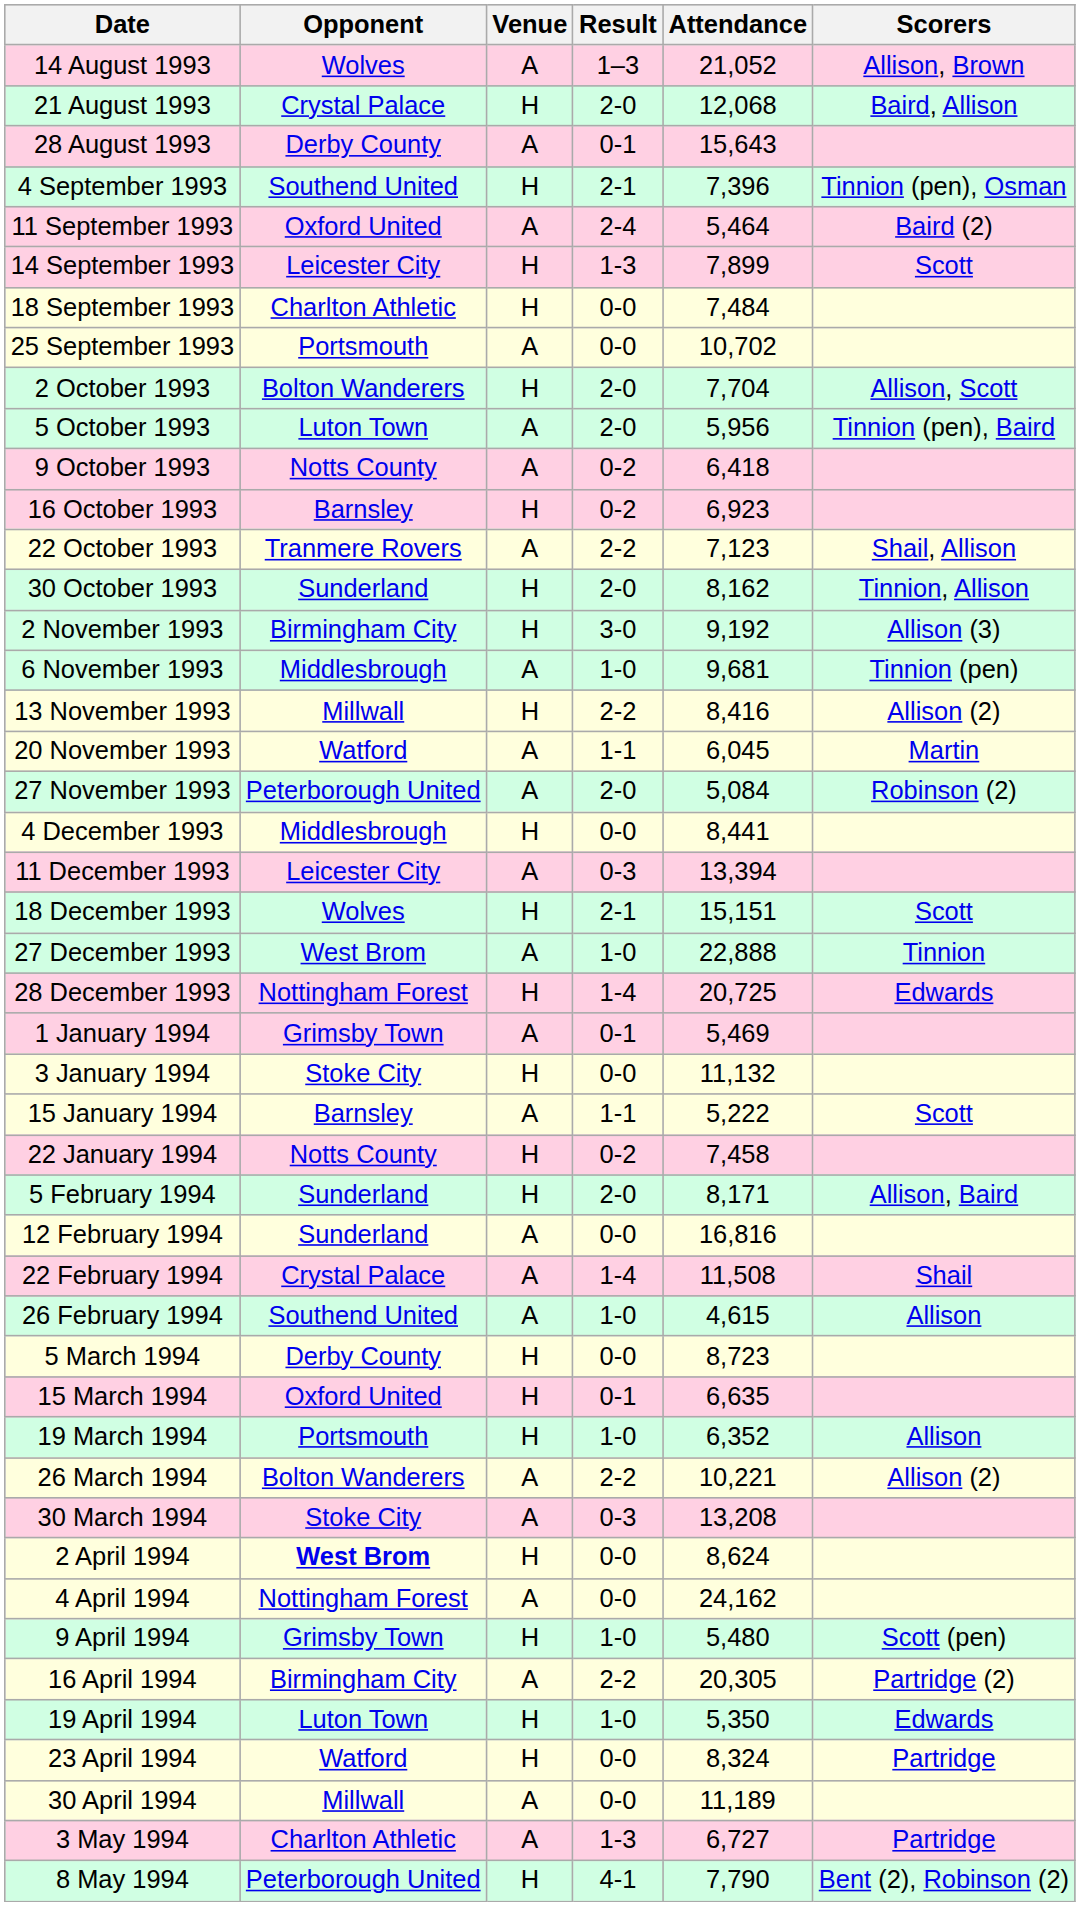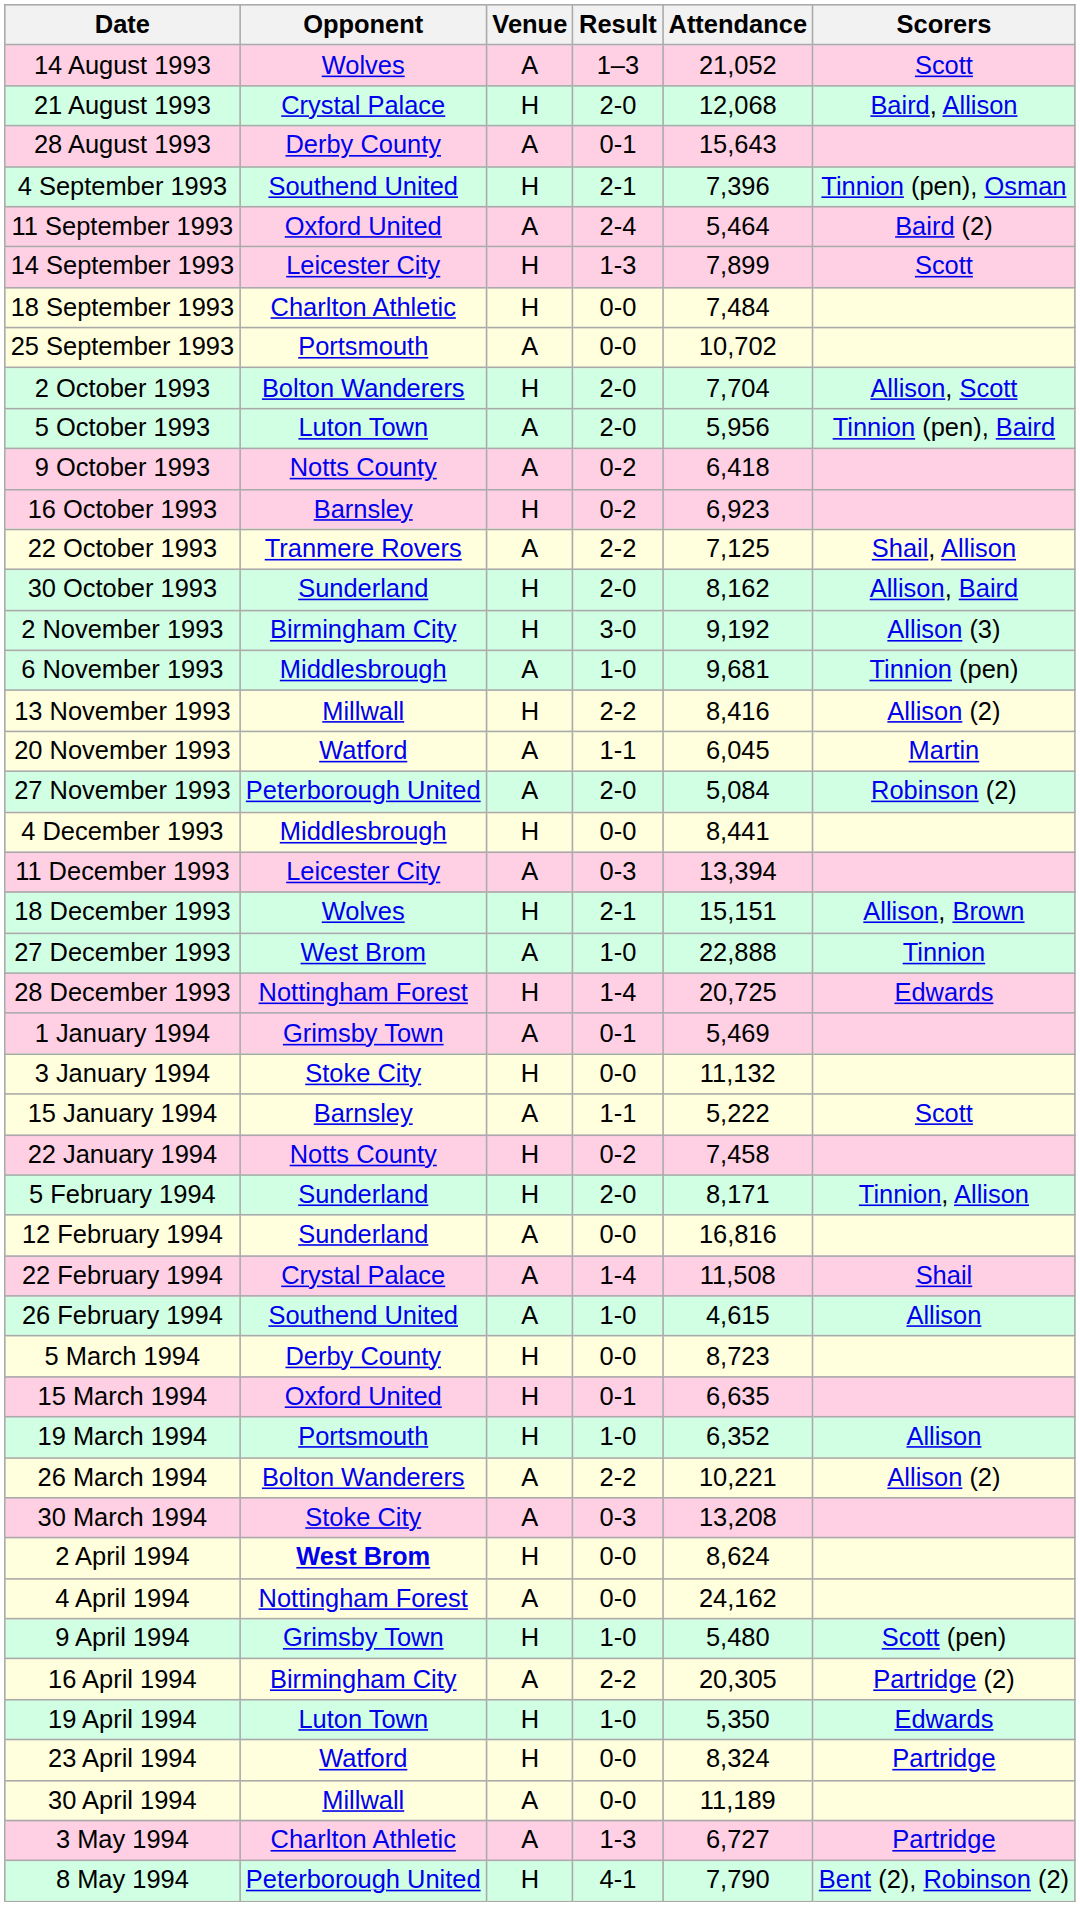(944, 65) Allison, Brown -> (944, 65) Scott
(738, 549) 7,123 -> (738, 549) 7,125
(944, 589) Tinnion, Allison -> (944, 589) Allison, Baird
(944, 912) Scott -> (944, 912) Allison, Brown
(944, 1194) Allison, Baird -> (944, 1194) Tinnion, Allison
